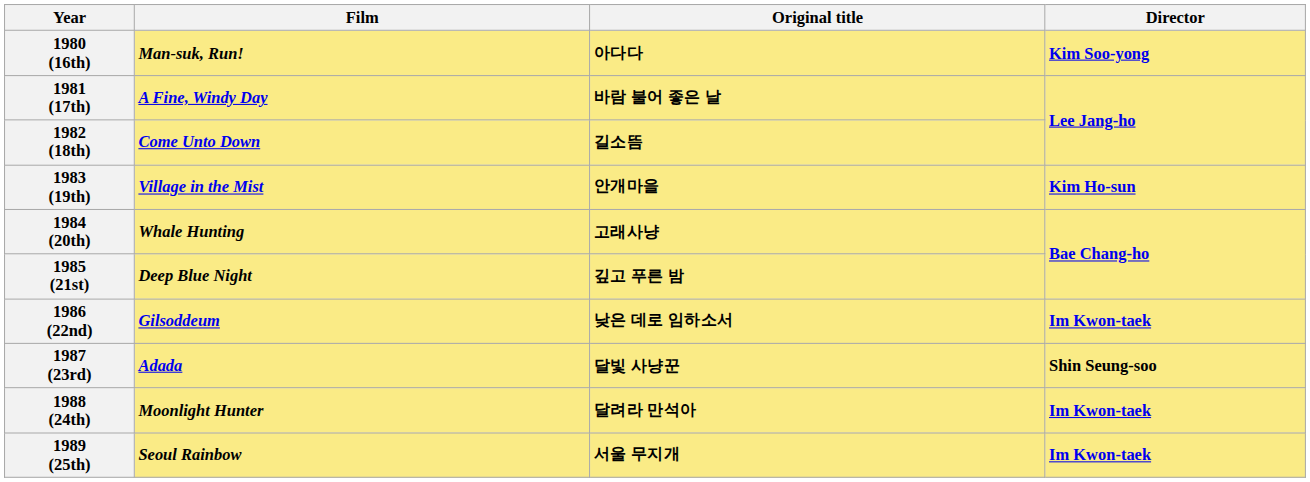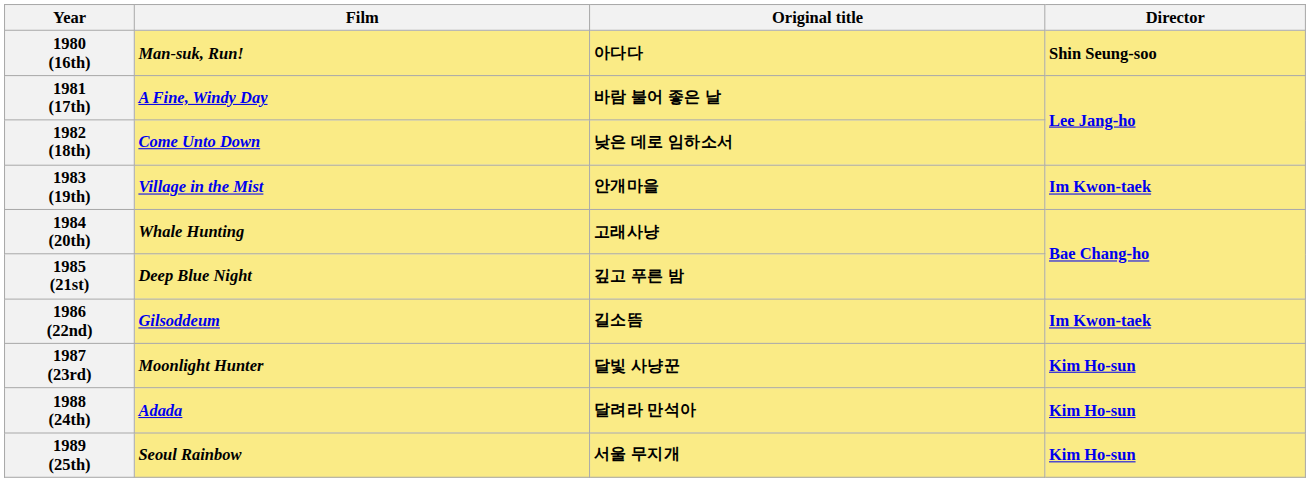(1099, 52) Kim Soo-yong -> (1103, 52) Shin Seung-soo
(618, 141) 길소뜸 -> (664, 141) 낮은 데로 임하소서
(1092, 187) Kim Ho-sun -> (1100, 187) Im Kwon-taek
(664, 320) 낮은 데로 임하소서 -> (618, 320) 길소뜸
(160, 365) Adada -> (201, 365) Moonlight Hunter
(1103, 365) Shin Seung-soo -> (1092, 365) Kim Ho-sun
(201, 410) Moonlight Hunter -> (160, 410) Adada
(1100, 410) Im Kwon-taek -> (1092, 410) Kim Ho-sun
(1100, 455) Im Kwon-taek -> (1092, 455) Kim Ho-sun
